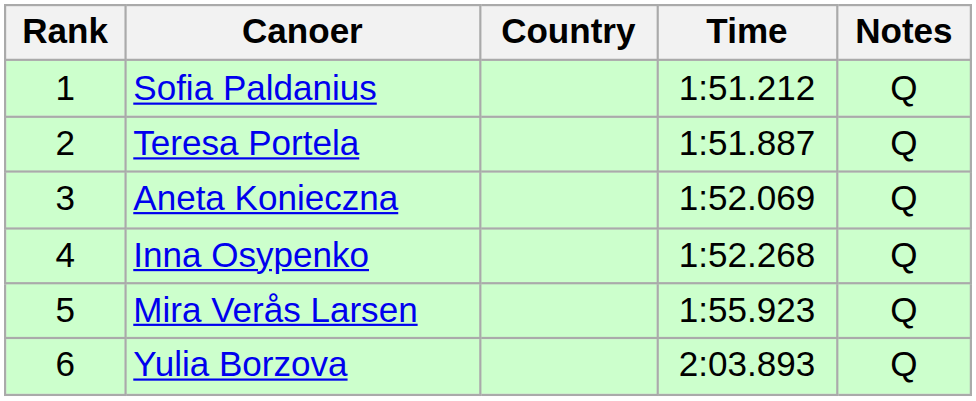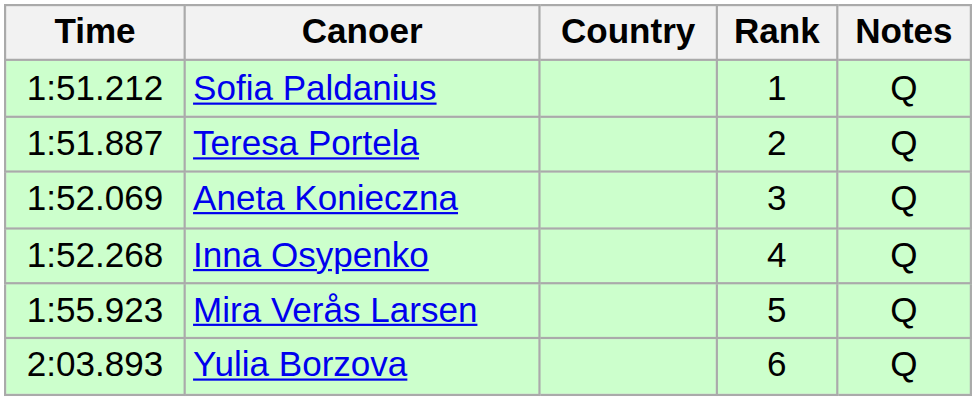columns swapped: (65, 32) <-> (747, 32)
